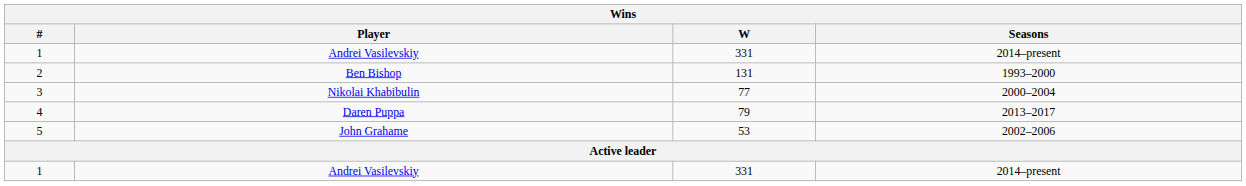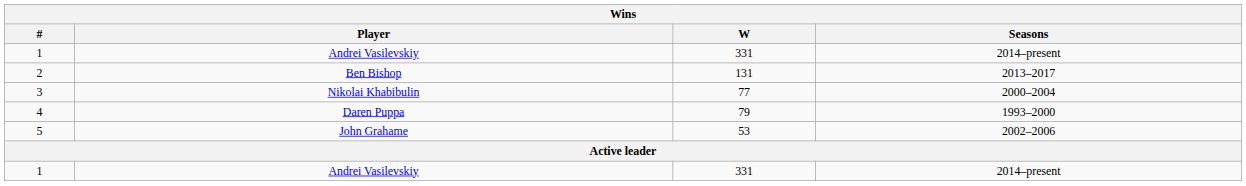(1029, 73) 1993–2000 -> (1029, 73) 2013–2017
(1029, 112) 2013–2017 -> (1029, 112) 1993–2000
